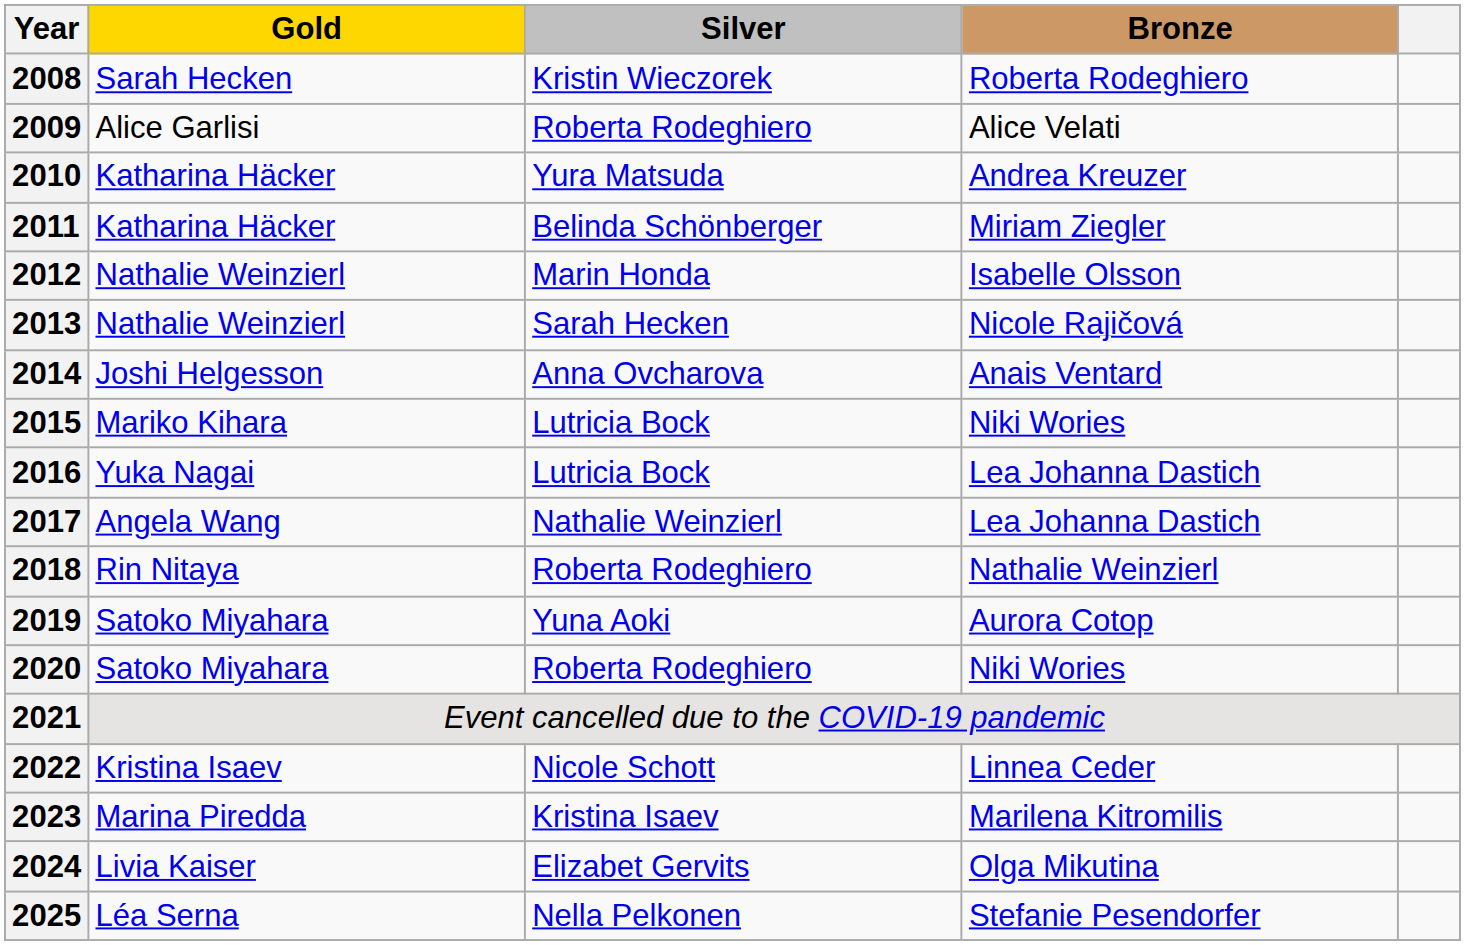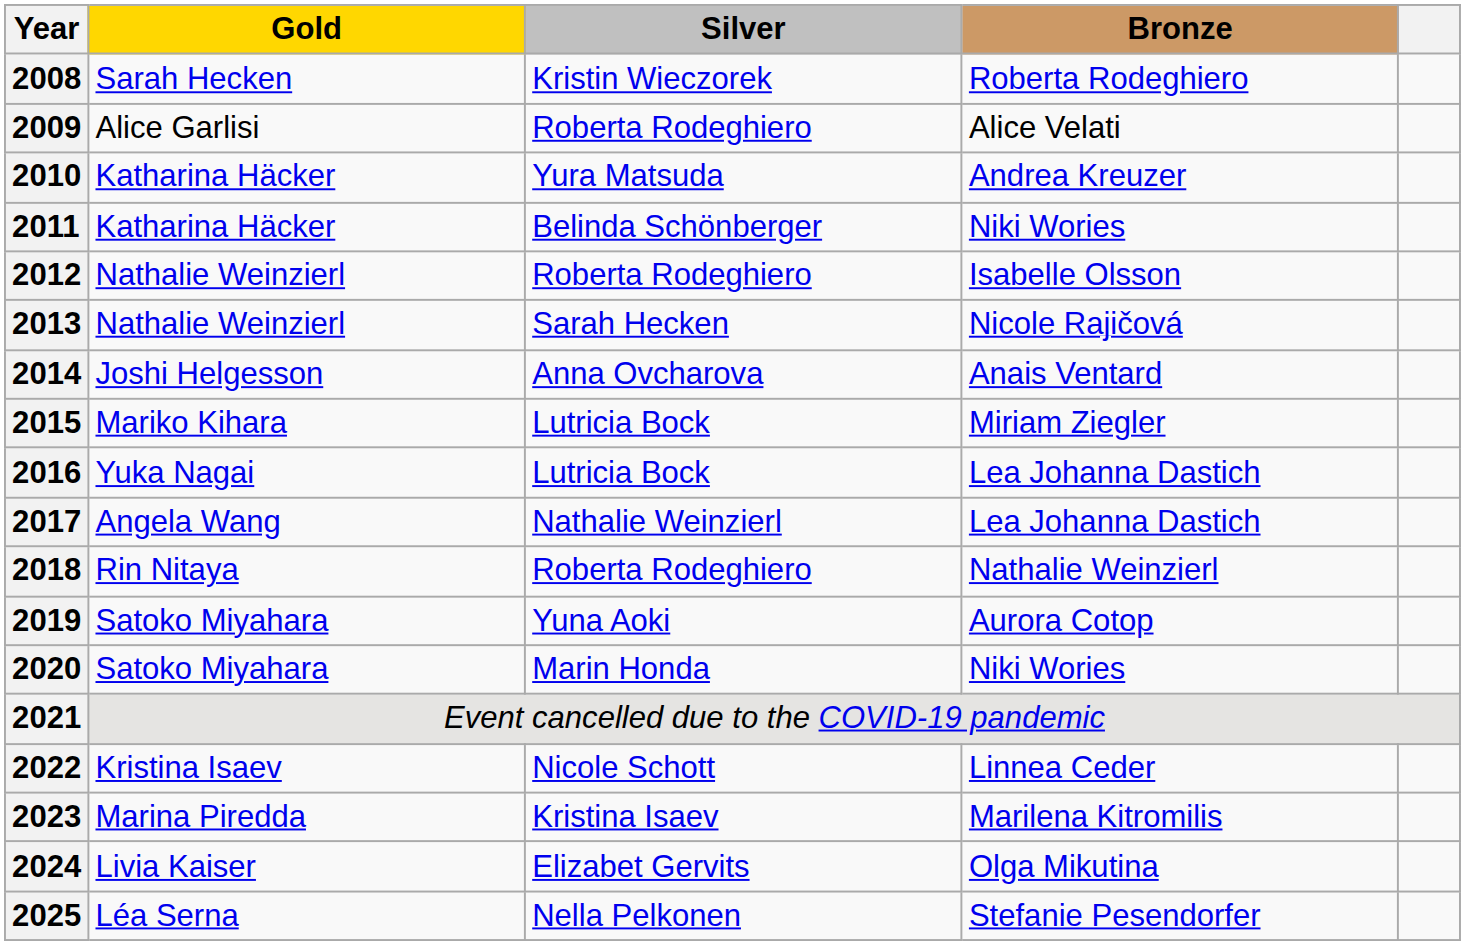(1067, 226) Miriam Ziegler -> (1047, 226) Niki Wories
(621, 275) Marin Honda -> (672, 275) Roberta Rodeghiero
(1047, 422) Niki Wories -> (1067, 422) Miriam Ziegler
(672, 669) Roberta Rodeghiero -> (621, 669) Marin Honda
